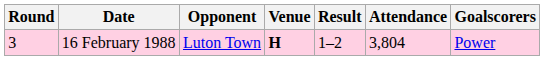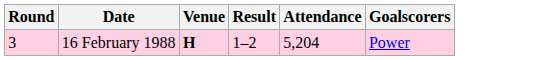- column: (222, 17)
(387, 42) 3,804 -> (301, 42) 5,204
